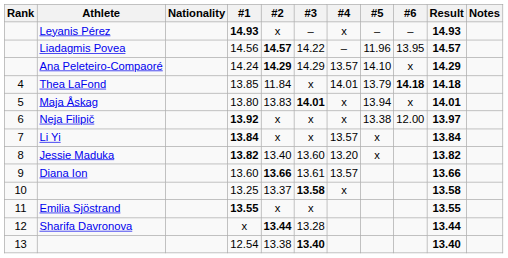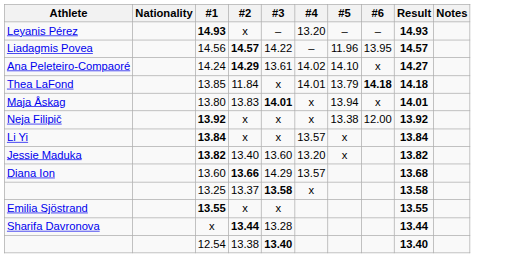- column: (21, 13)
(344, 31) x -> (311, 31) 13.20
(311, 66) 14.29 -> (278, 66) 13.61
(344, 66) 13.57 -> (311, 66) 14.02
(447, 66) 14.29 -> (414, 66) 14.27
(447, 119) 13.97 -> (414, 119) 13.92
(311, 173) 13.61 -> (278, 173) 14.29
(447, 173) 13.66 -> (414, 173) 13.68
